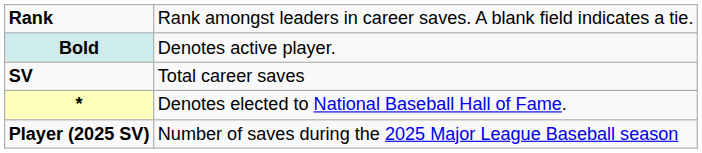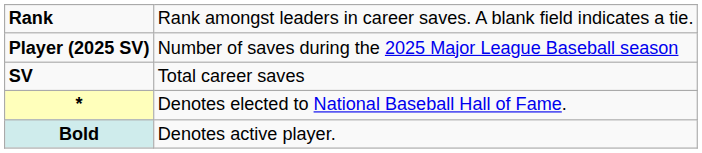rows swapped: (79, 133) <-> (79, 47)
